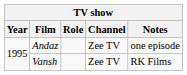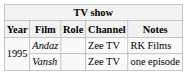(155, 45) one episode -> (151, 45) RK Films
(151, 62) RK Films -> (155, 62) one episode
